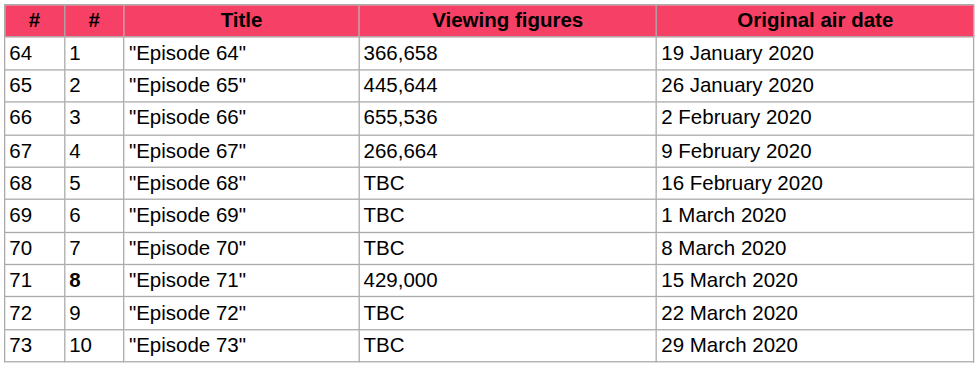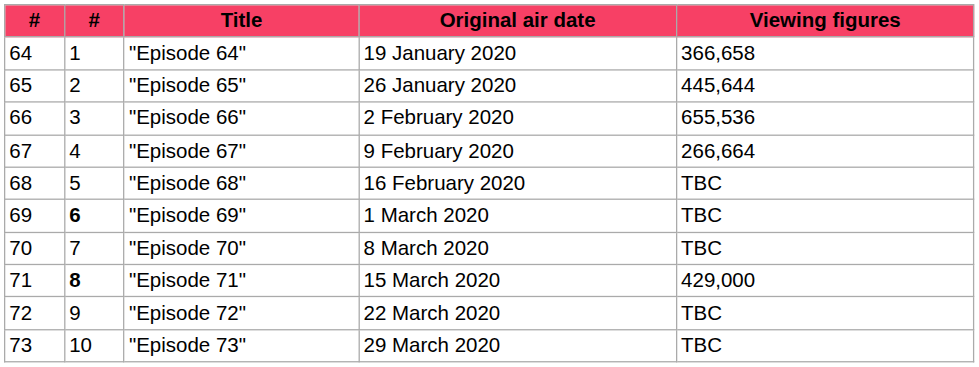columns swapped: (815, 20) <-> (508, 20)
(75, 215) normal -> (75, 215) bold
